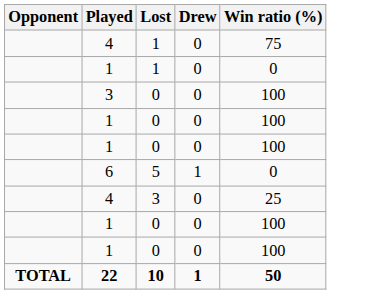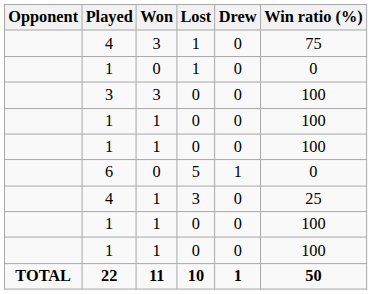+ column: (157, 17)
